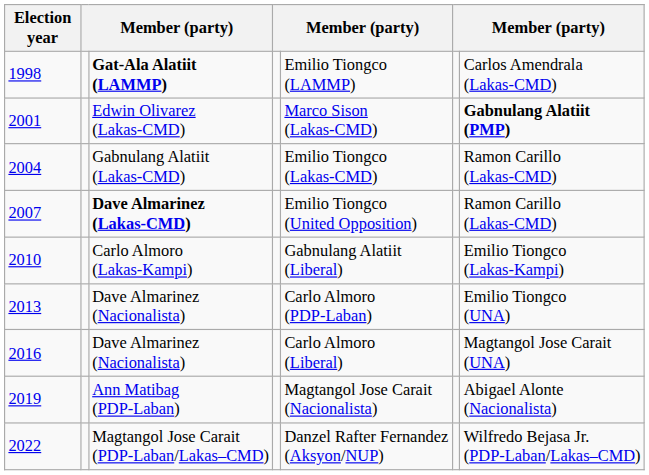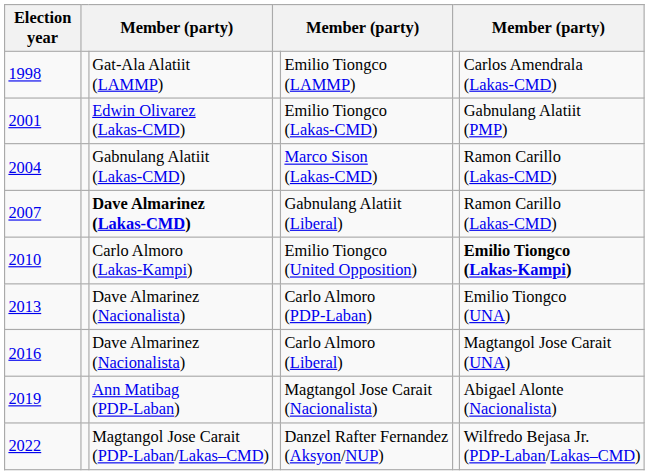(144, 74) bold -> (141, 74) normal
(331, 121) Marco Sison (Lakas-CMD) -> (336, 121) Emilio Tiongco (Lakas-CMD)
(527, 121) bold -> (522, 121) normal
(336, 167) Emilio Tiongco (Lakas-CMD) -> (331, 167) Marco Sison (Lakas-CMD)
(351, 213) Emilio Tiongco (United Opposition) -> (343, 213) Gabnulang Alatiit (Liberal)
(343, 260) Gabnulang Alatiit (Liberal) -> (351, 260) Emilio Tiongco (United Opposition)
(515, 260) normal -> (518, 260) bold
